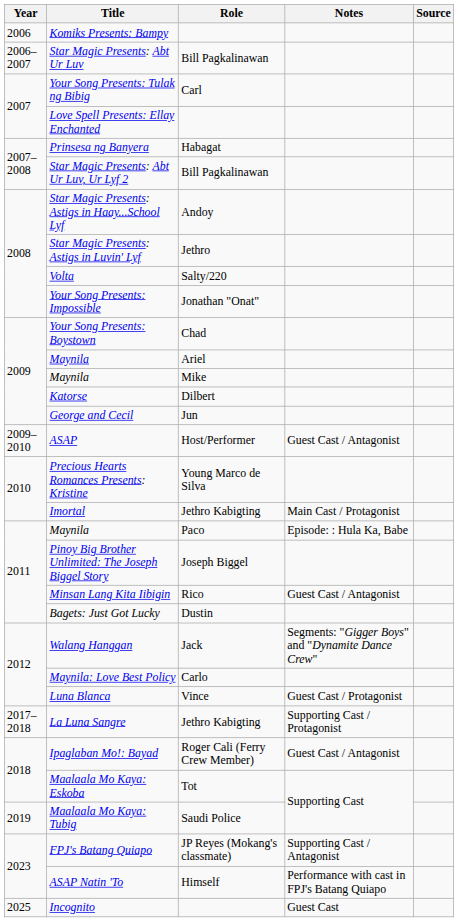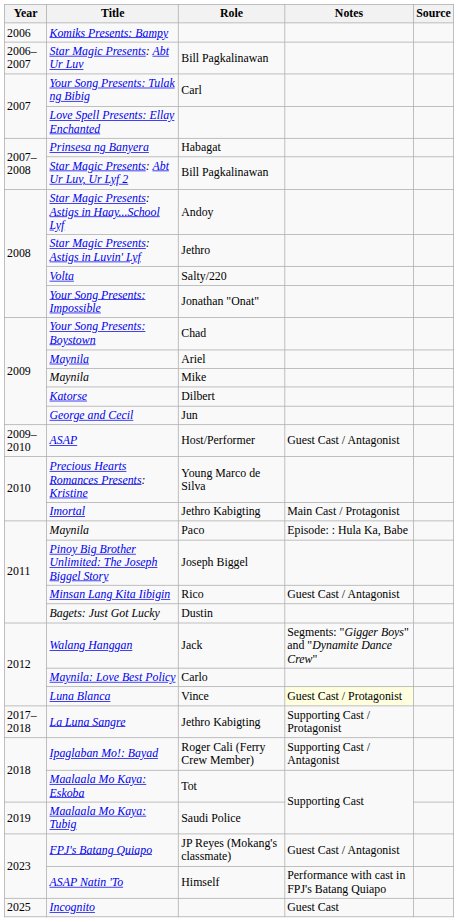(345, 696) no background -> (345, 696) lightyellow background
(343, 753) Guest Cast / Antagonist -> (329, 753) Supporting Cast / Antagonist
(329, 850) Supporting Cast / Antagonist -> (343, 850) Guest Cast / Antagonist
